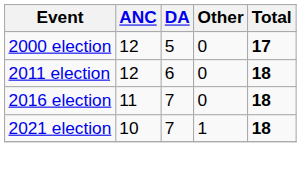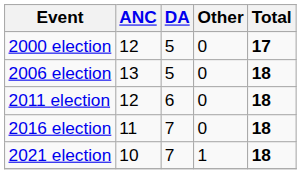+ row: (60, 73)
